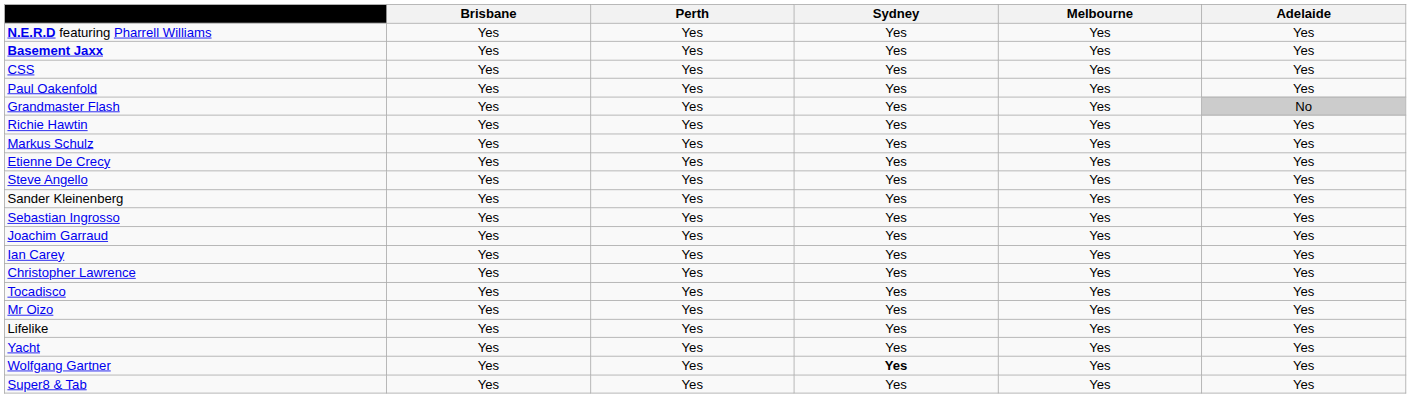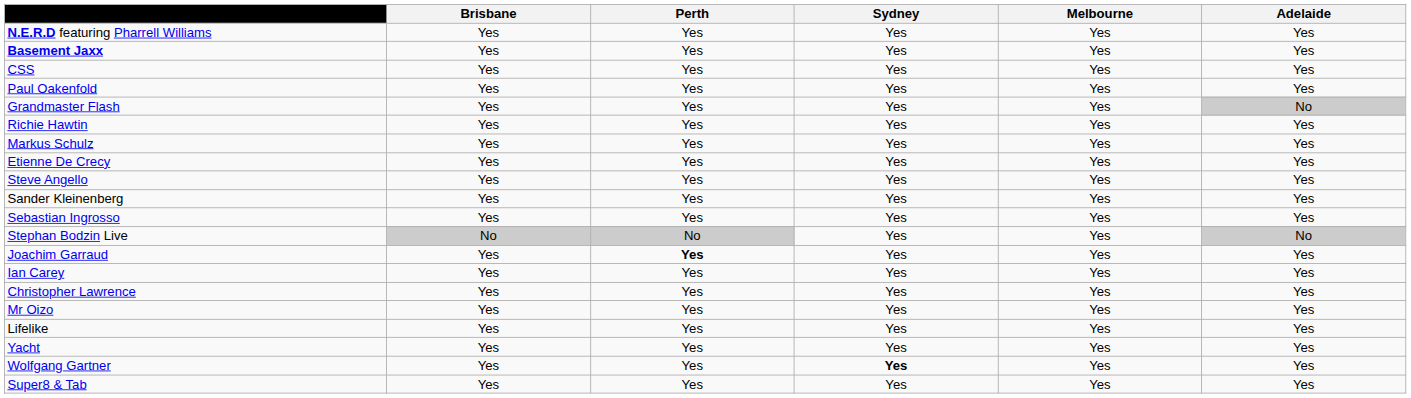+ row: (68, 236)
(692, 236) normal -> (692, 254) bold
- row: (37, 291)
